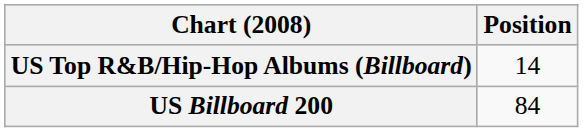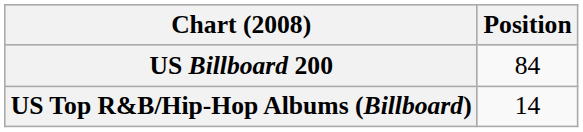rows swapped: (241, 106) <-> (241, 65)
